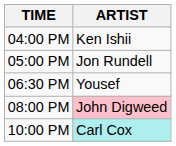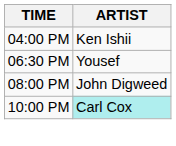- row: (39, 61)
(122, 107) pink background -> (122, 84) no background
